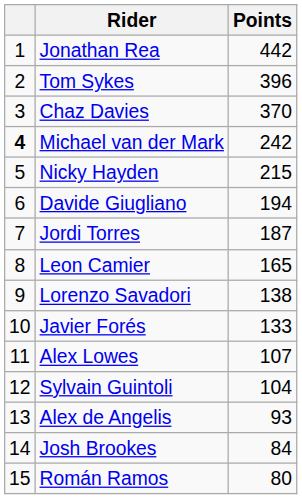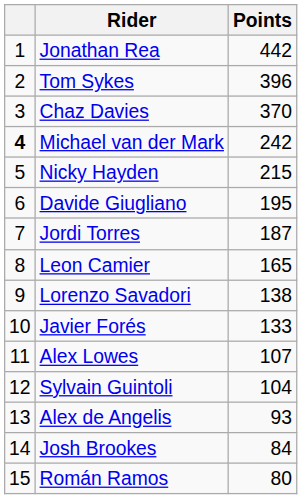(276, 203) 194 -> (276, 203) 195
